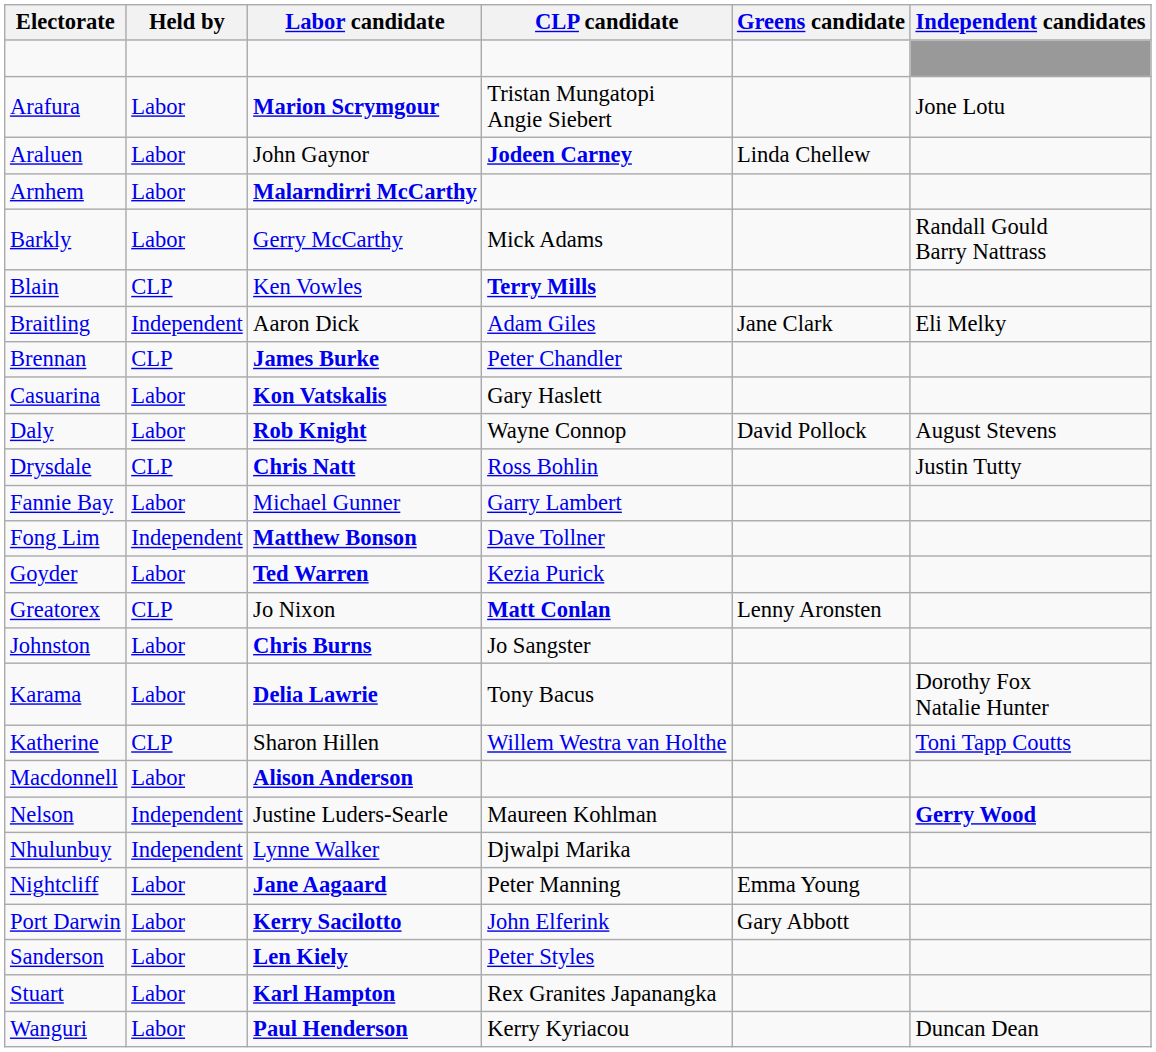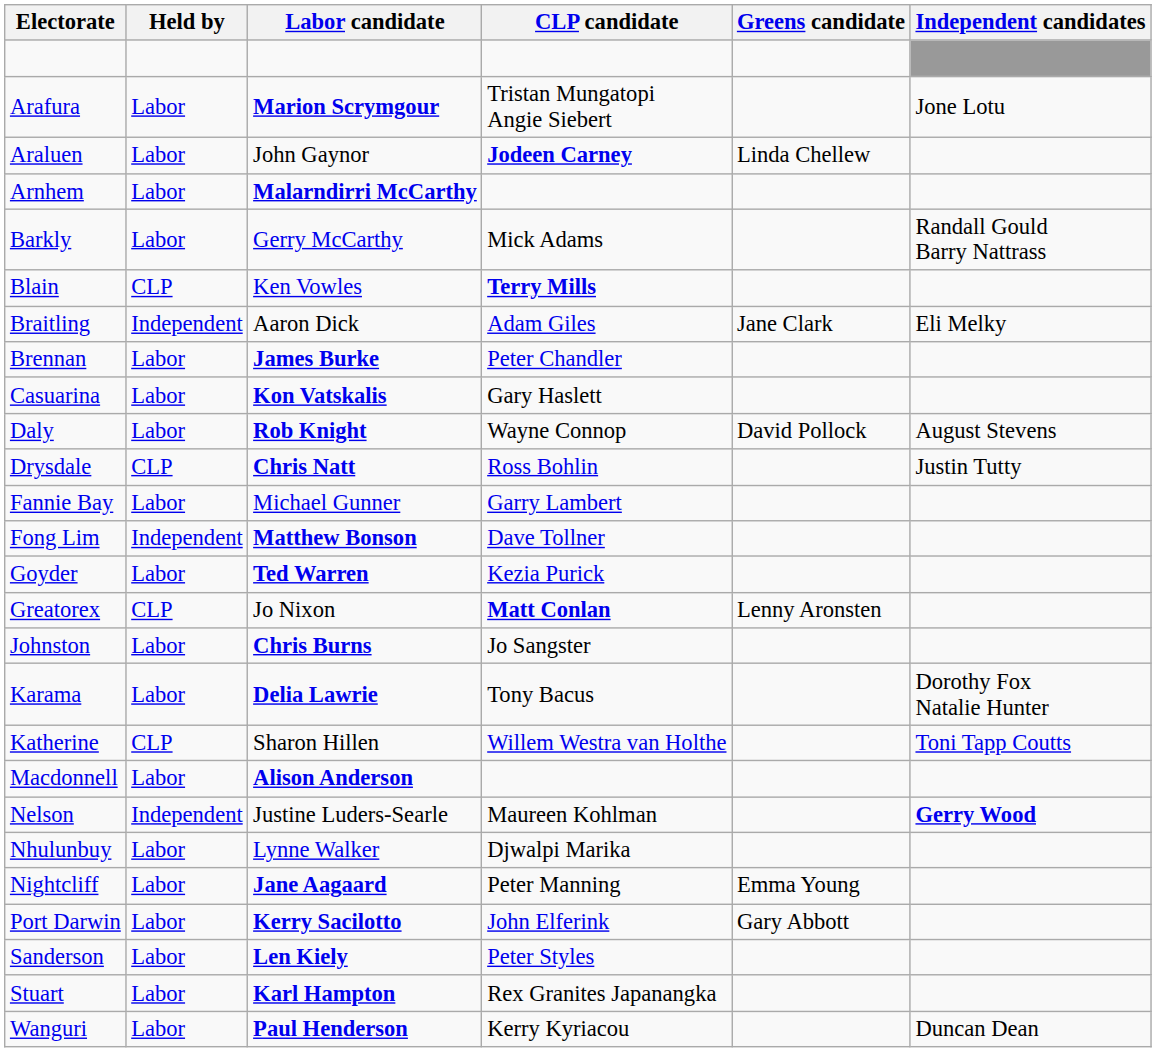(152, 359) CLP -> (158, 359) Labor
(187, 849) Independent -> (158, 849) Labor
